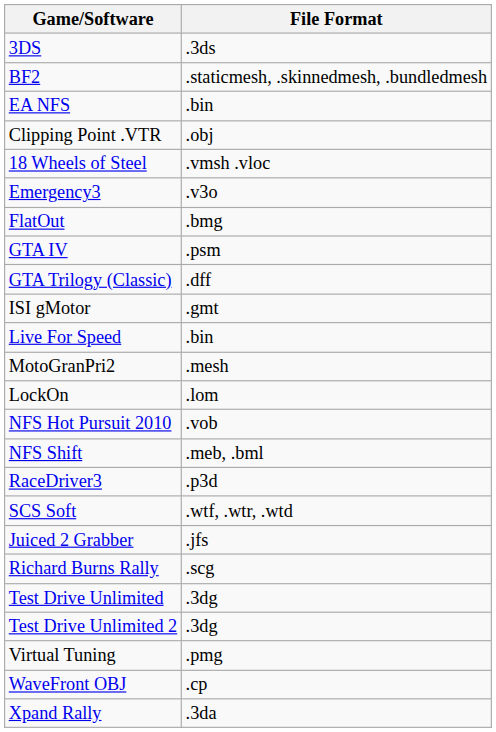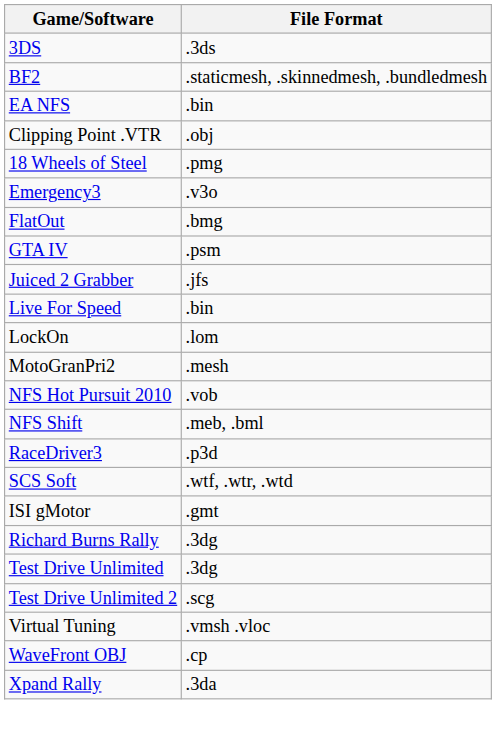(228, 163) .vmsh .vloc -> (204, 163) .pmg
- row: (90, 279)
rows swapped: (71, 539) <-> (50, 308)
rows swapped: (39, 395) <-> (62, 366)
(200, 568) .scg -> (202, 539) .3dg
(202, 626) .3dg -> (200, 597) .scg
(204, 655) .pmg -> (228, 626) .vmsh .vloc
